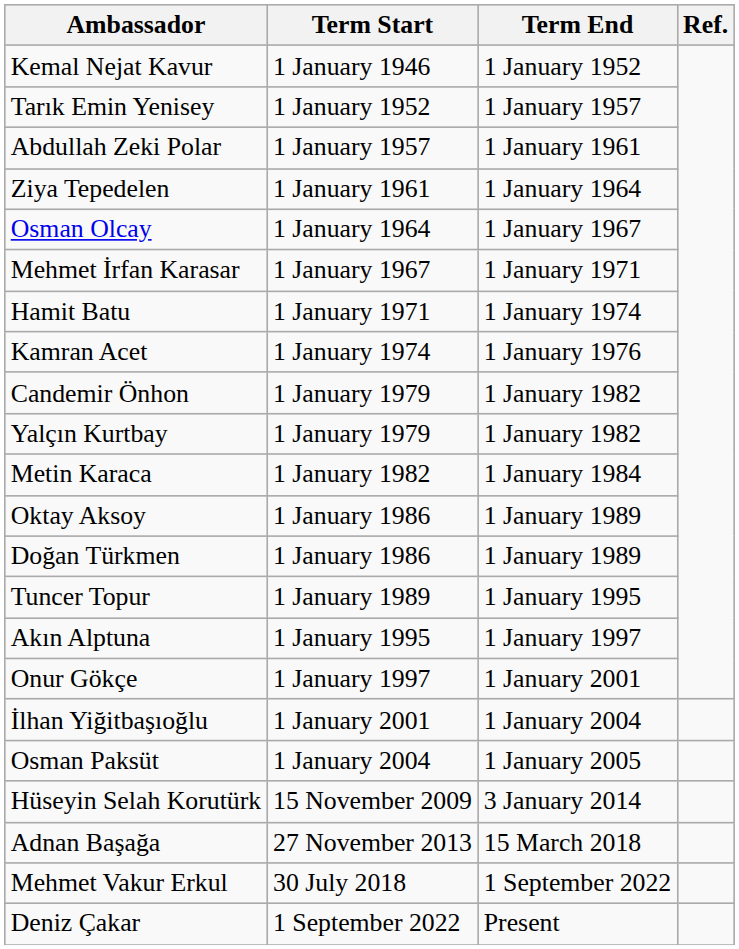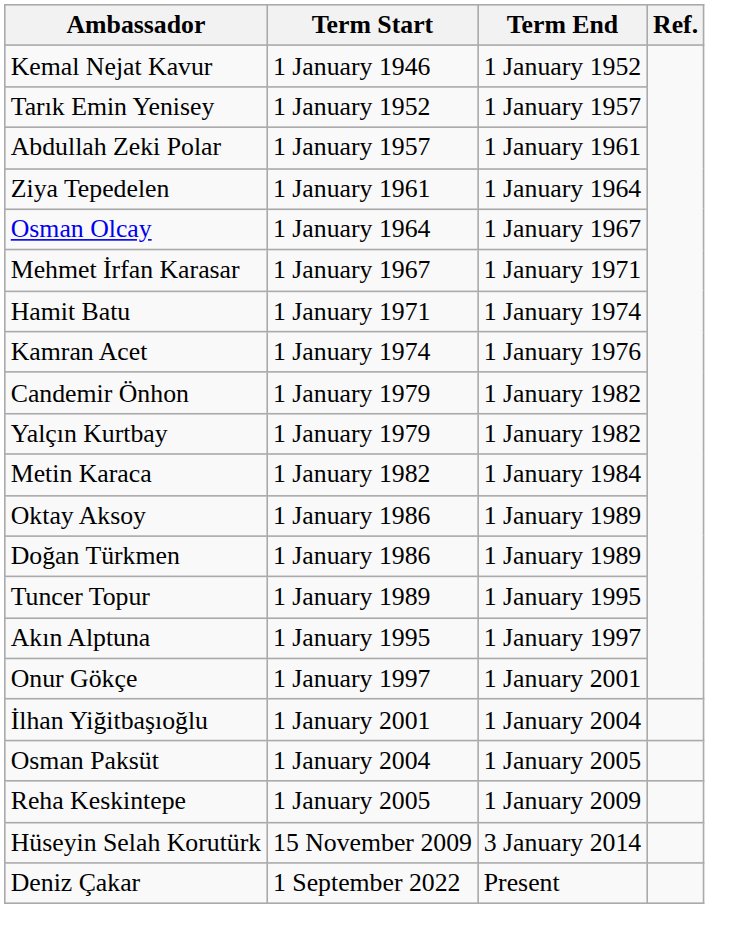+ row: (98, 801)
- row: (85, 842)
- row: (119, 882)
